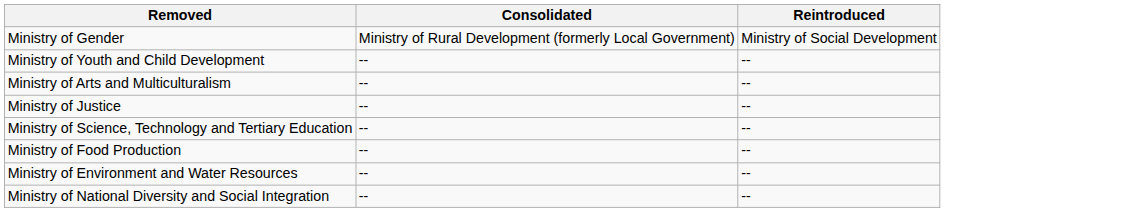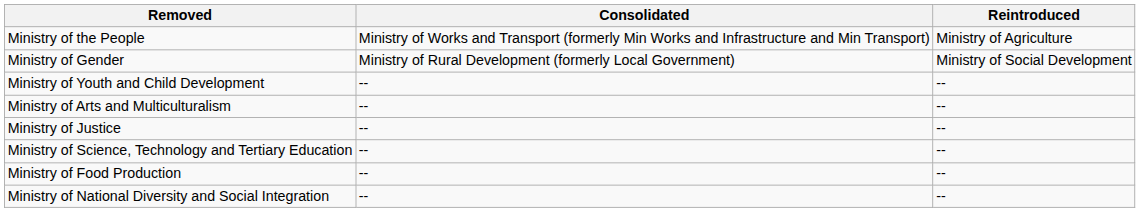+ row: (76, 38)
- row: (153, 173)
